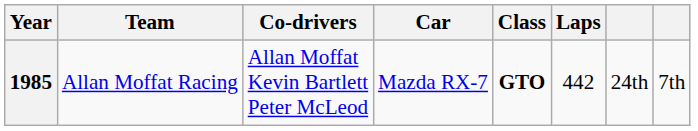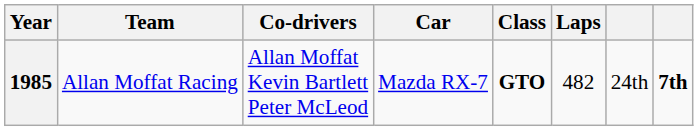(578, 82) 442 -> (578, 82) 482
(672, 82) normal -> (673, 82) bold
